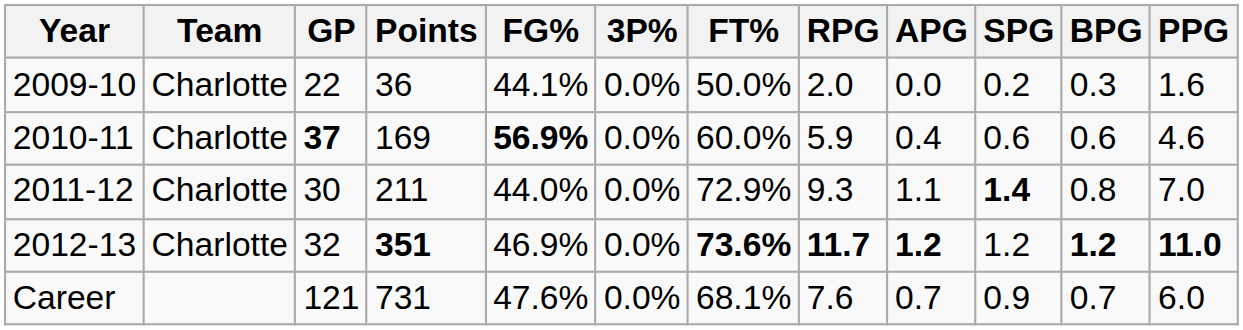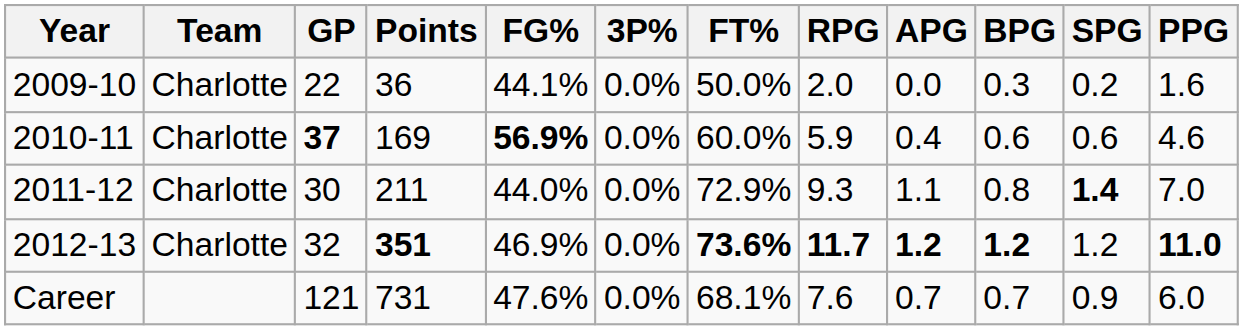columns swapped: (1019, 31) <-> (1106, 31)
